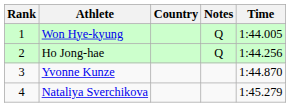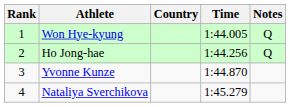columns swapped: (261, 14) <-> (219, 14)
